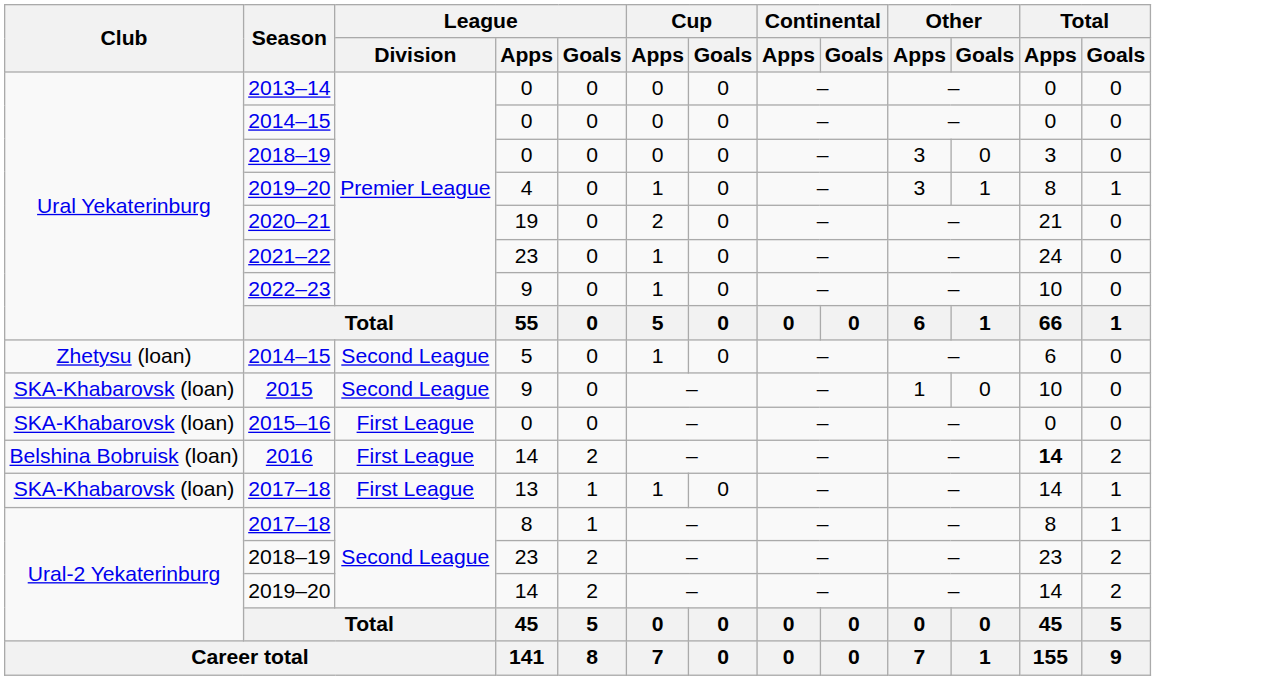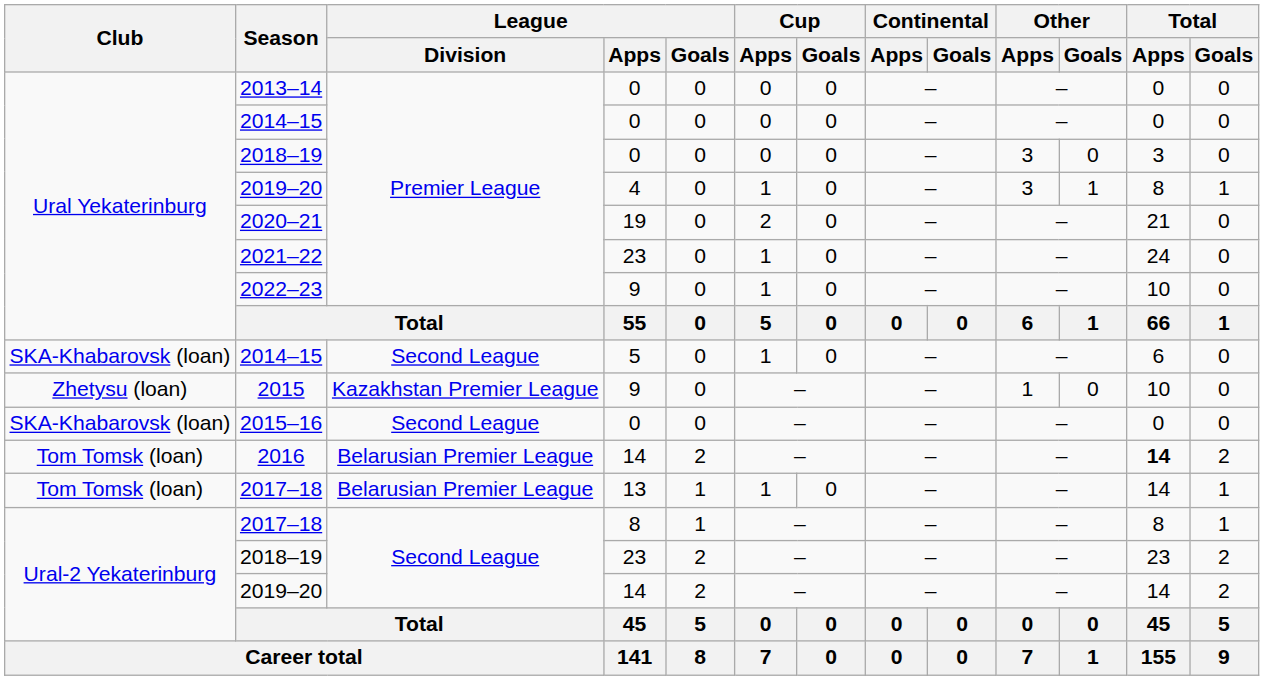(124, 356) Zhetysu (loan) -> (120, 356) SKA-Khabarovsk (loan)
(124, 389) SKA-Khabarovsk (loan) -> (120, 389) Zhetysu (loan)
(415, 389) Second League -> (465, 389) Kazakhstan Premier League
(415, 423) First League -> (465, 423) Second League
(124, 456) Belshina Bobruisk (loan) -> (120, 456) Tom Tomsk (loan)
(415, 456) First League -> (465, 456) Belarusian Premier League
(124, 490) SKA-Khabarovsk (loan) -> (120, 490) Tom Tomsk (loan)
(415, 490) First League -> (465, 490) Belarusian Premier League
